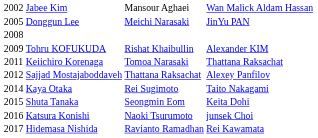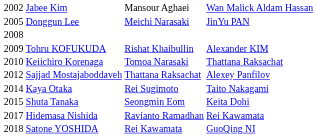(14, 62) 2011 -> (14, 62) 2010
- row: (58, 115)
+ row: (62, 129)
